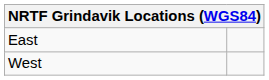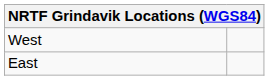rows swapped: (23, 39) <-> (25, 63)
